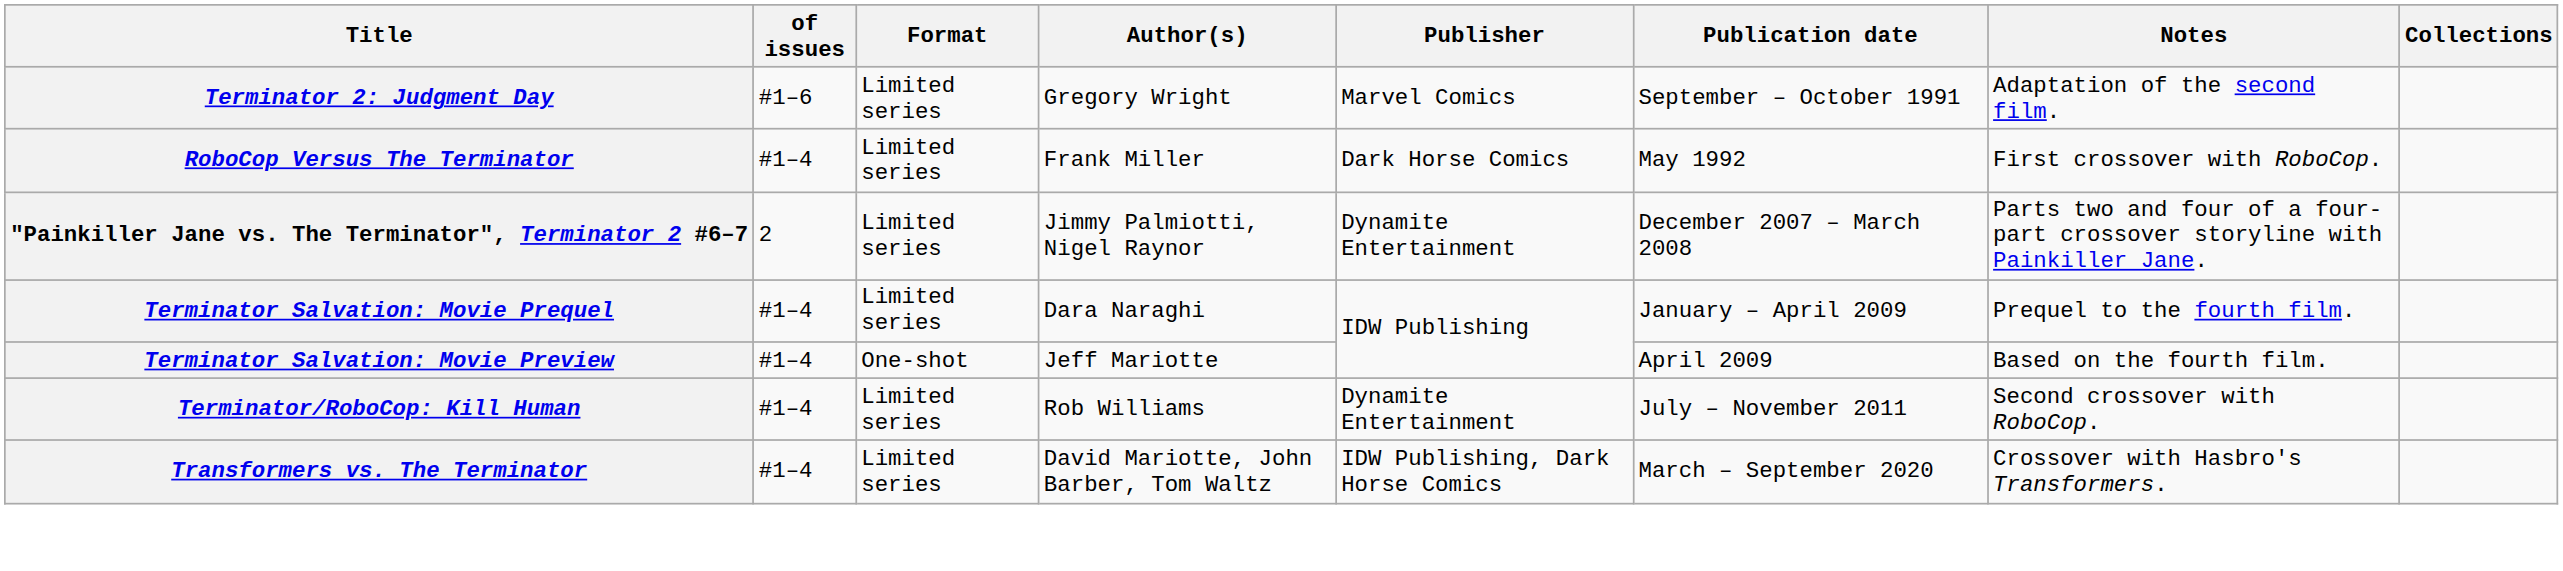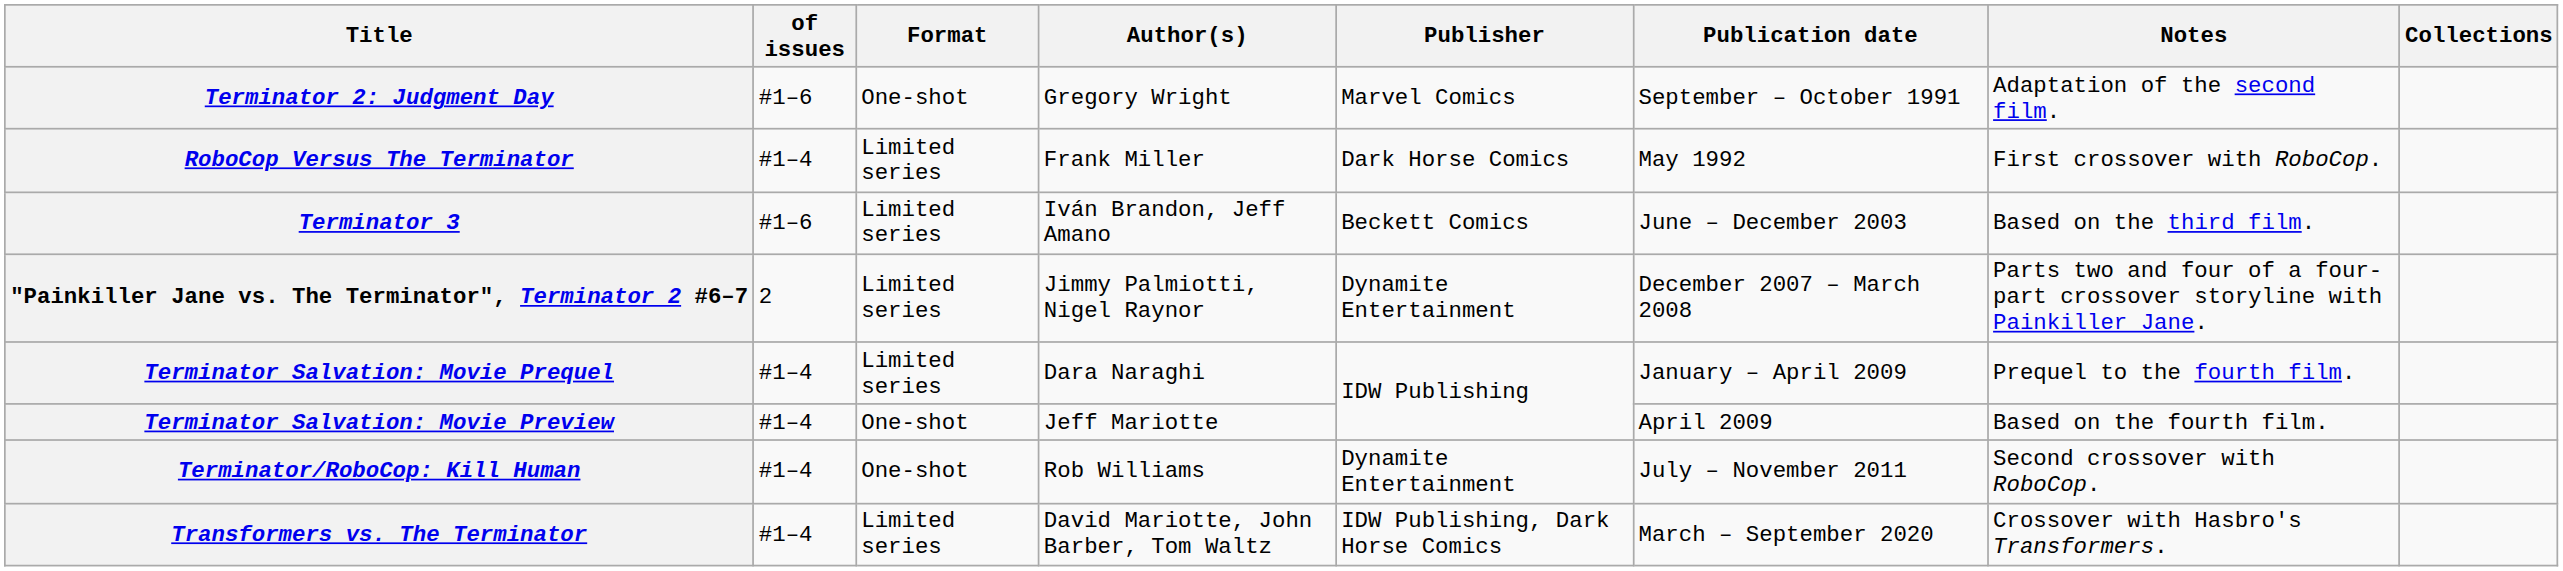(908, 98) Limited series -> (915, 98) One-shot
+ row: (379, 223)
(908, 409) Limited series -> (915, 472) One-shot
